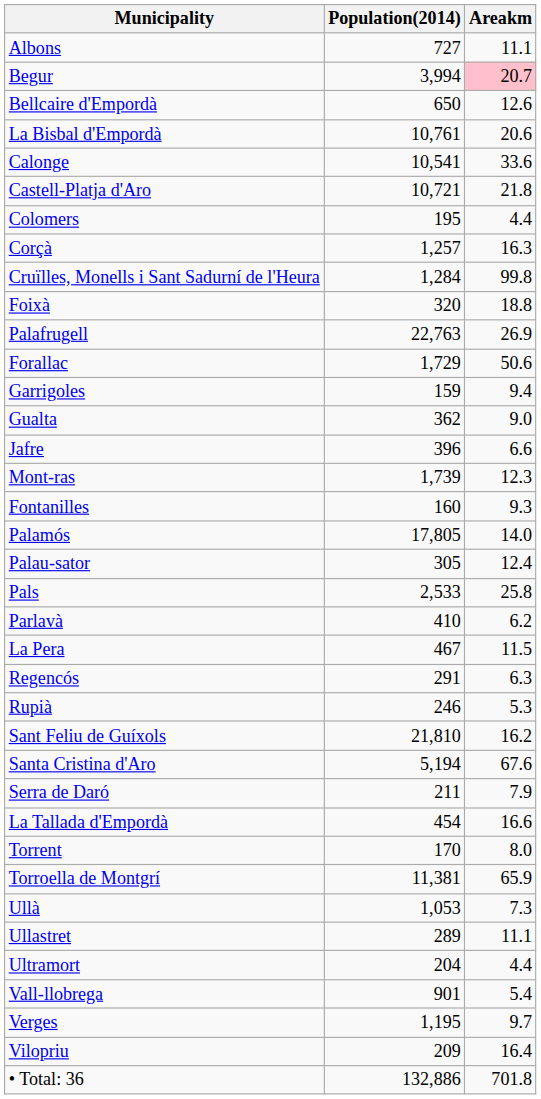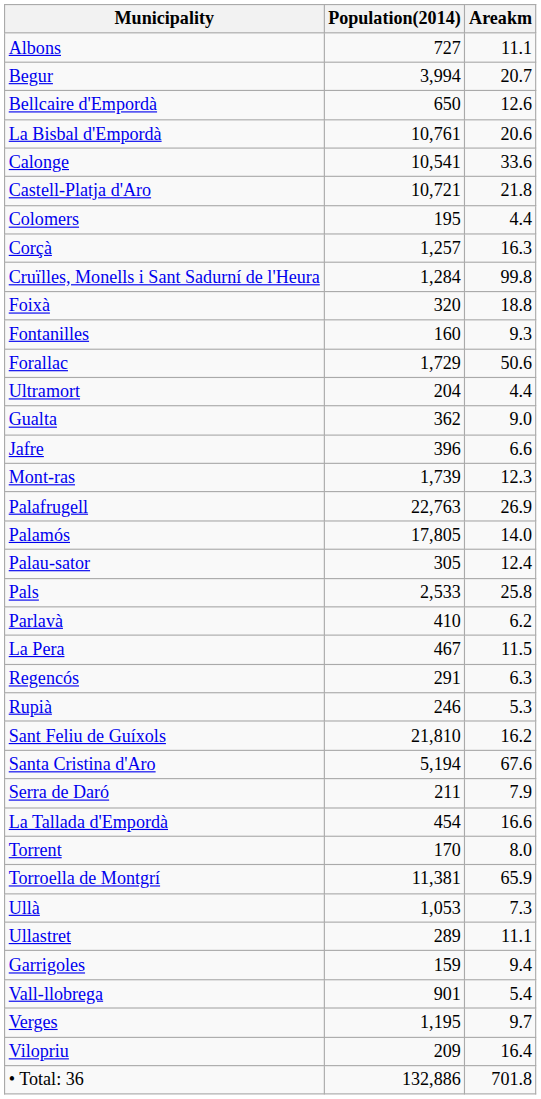(516, 76) pink background -> (516, 76) no background
rows swapped: (49, 506) <-> (48, 334)
rows swapped: (47, 391) <-> (44, 965)
